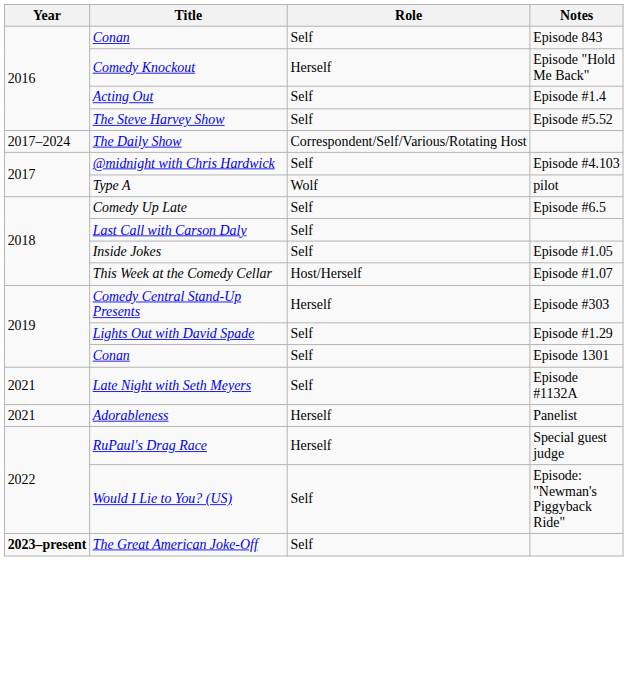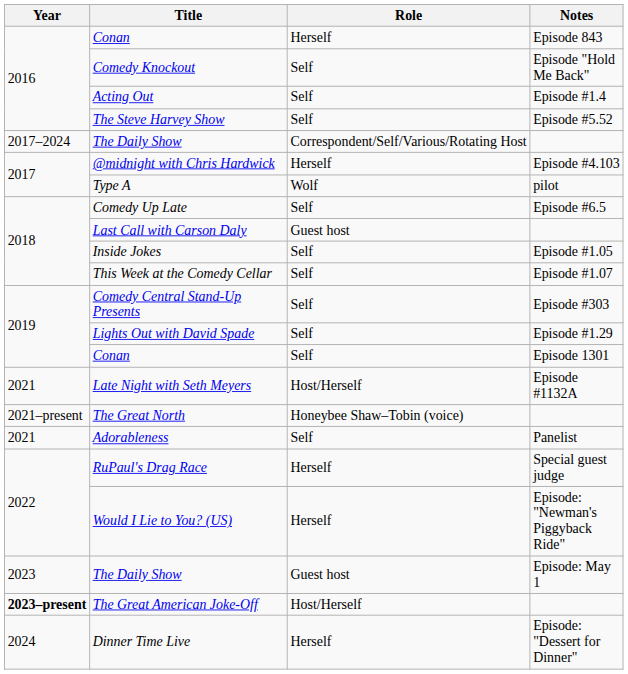(302, 37) Self -> (311, 37) Herself
(311, 67) Herself -> (302, 67) Self
(302, 163) Self -> (311, 163) Herself
(302, 229) Self -> (320, 229) Guest host
(326, 274) Host/Herself -> (302, 274) Self
(311, 303) Herself -> (302, 303) Self
(302, 385) Self -> (326, 385) Host/Herself
+ row: (139, 415)
(311, 415) Herself -> (302, 437) Self
(302, 499) Self -> (311, 521) Herself
+ row: (137, 574)
(302, 544) Self -> (326, 604) Host/Herself
+ row: (141, 642)
